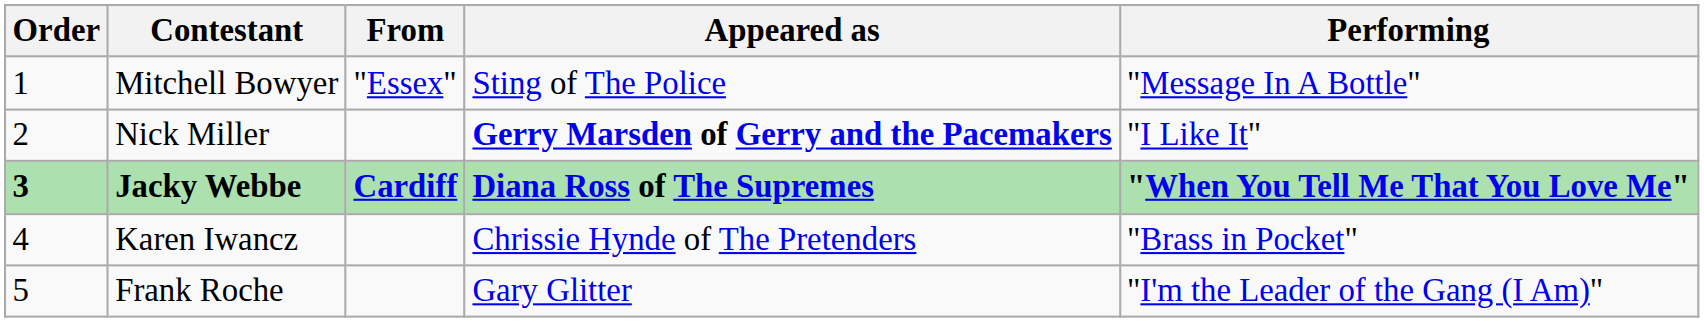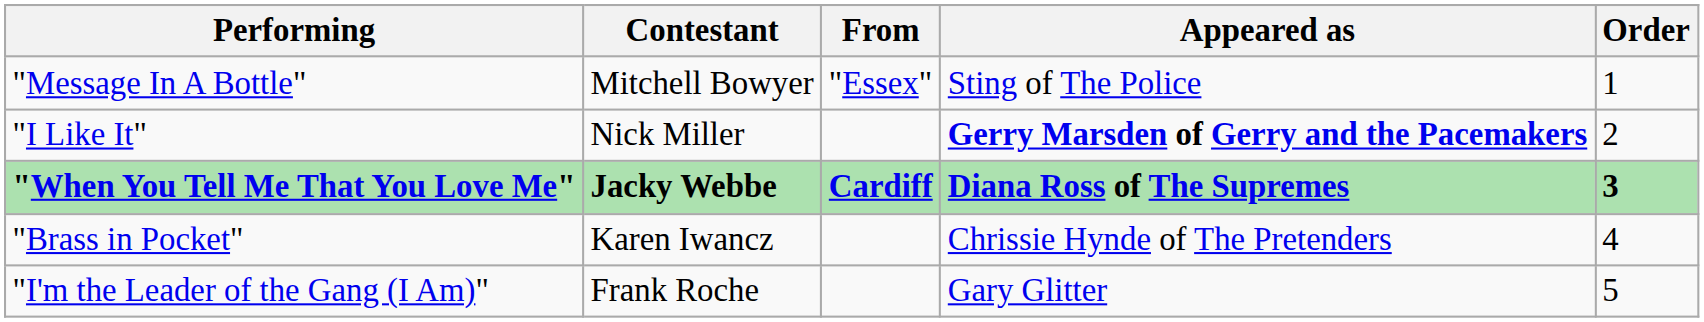columns swapped: (56, 30) <-> (1408, 30)
